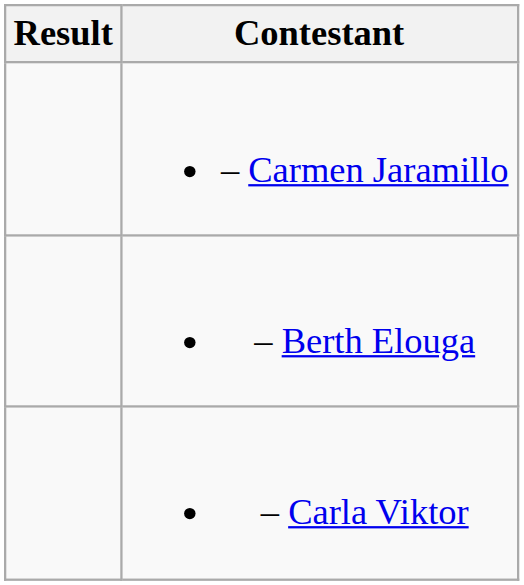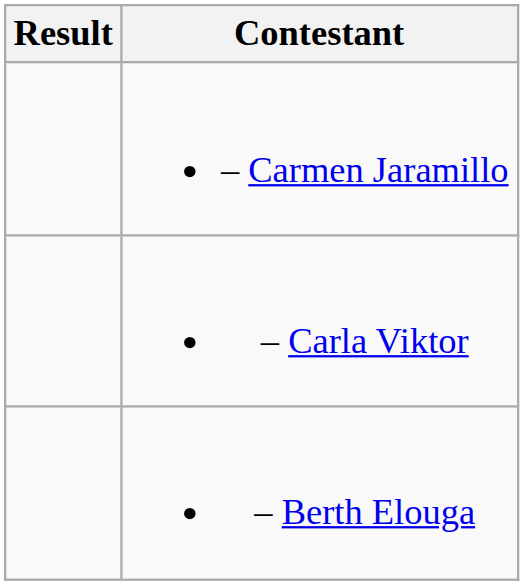rows swapped: (319, 341) <-> (319, 513)
